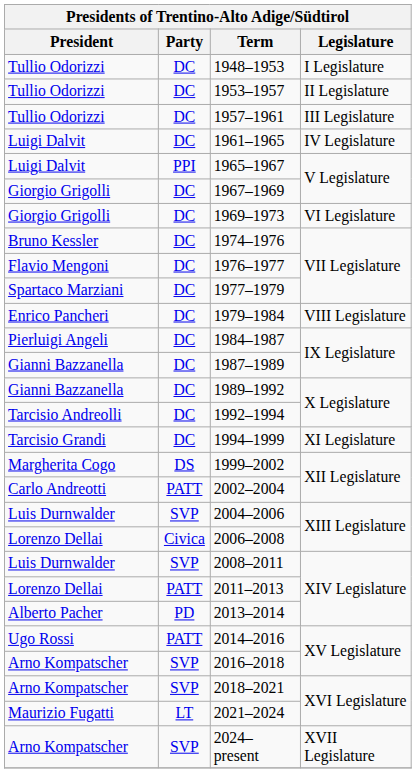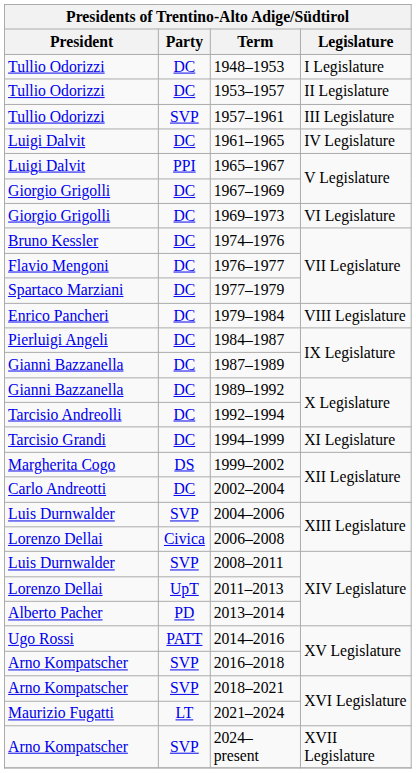(184, 116) DC -> (184, 116) SVP
(184, 489) PATT -> (184, 489) DC
(184, 588) PATT -> (184, 588) UpT
